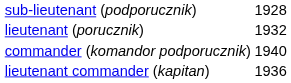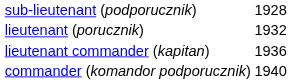rows swapped: (107, 71) <-> (128, 51)
